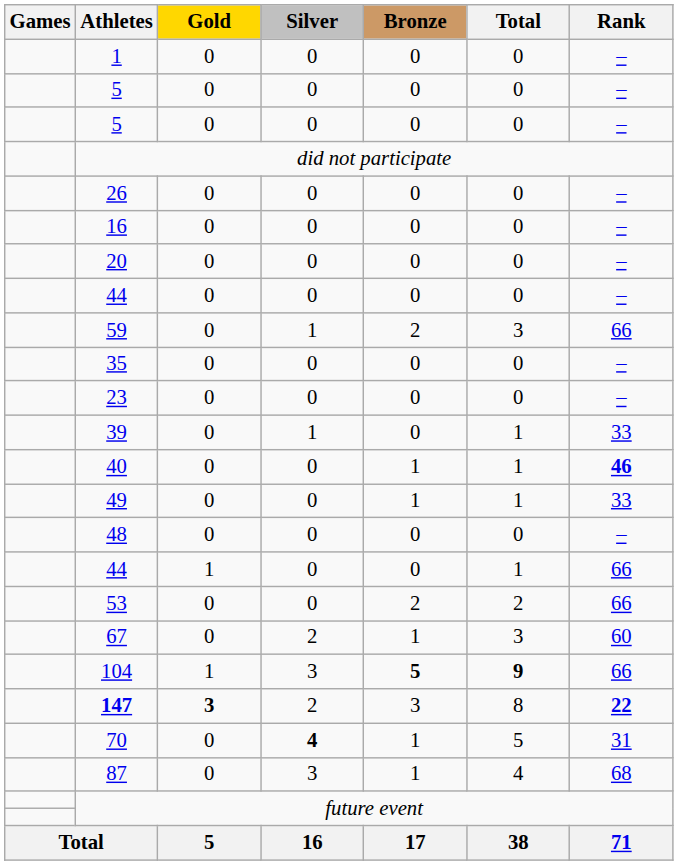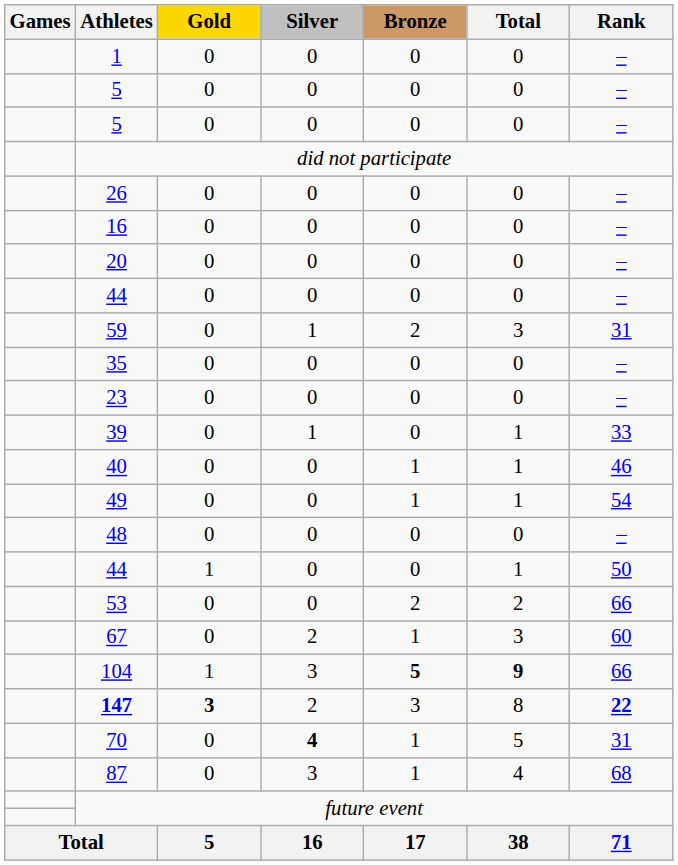(621, 329) 66 -> (621, 329) 31
(621, 466) bold -> (621, 466) normal
(621, 500) 33 -> (621, 500) 54
(621, 569) 66 -> (621, 569) 50
